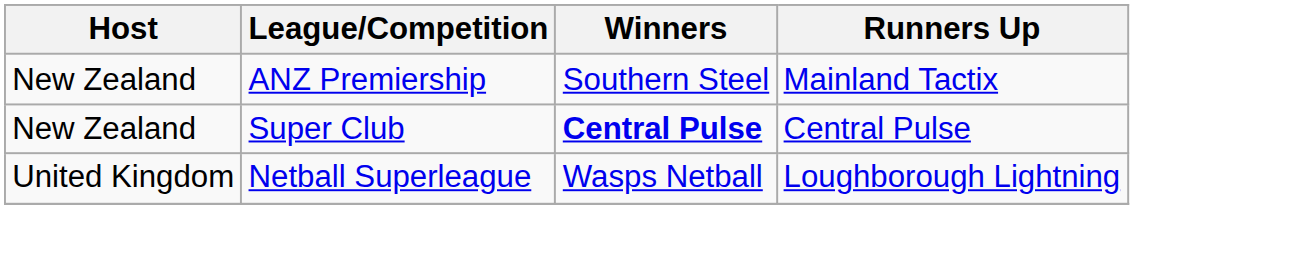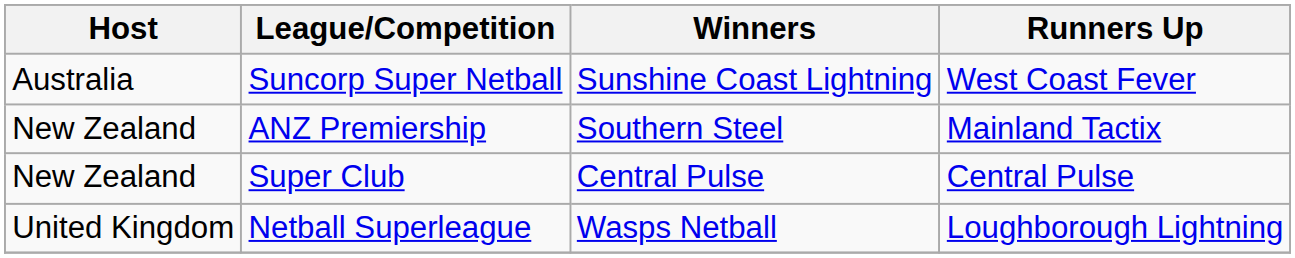+ row: (406, 78)
(663, 128) bold -> (670, 177) normal
